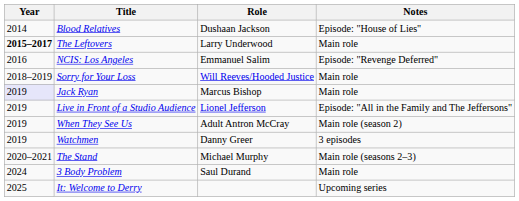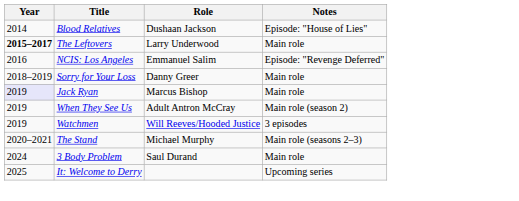(257, 76) Will Reeves/Hooded Justice -> (172, 76) Danny Greer
- row: (126, 108)
(226, 140) Danny Greer -> (203, 124) Will Reeves/Hooded Justice
